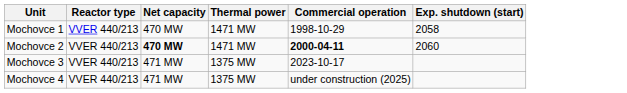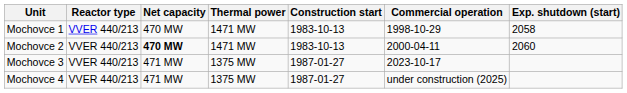+ column: (336, 12)
(317, 46) bold -> (413, 46) normal
